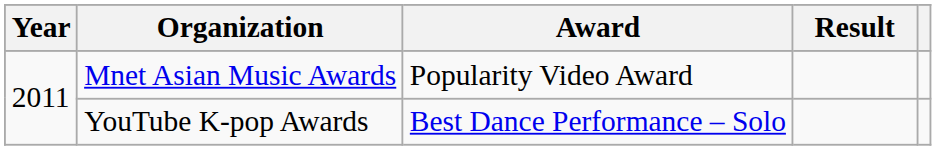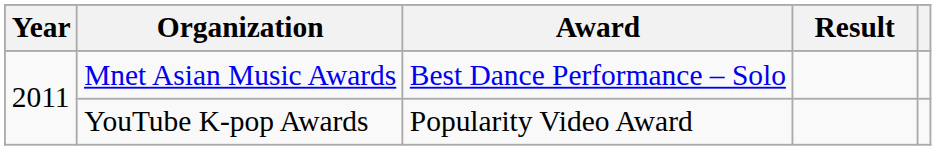(551, 74) Popularity Video Award -> (598, 74) Best Dance Performance – Solo
(598, 121) Best Dance Performance – Solo -> (551, 121) Popularity Video Award
